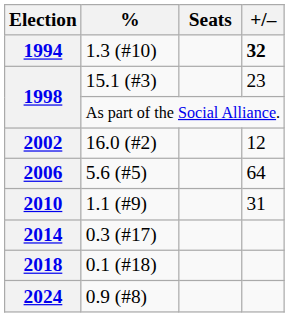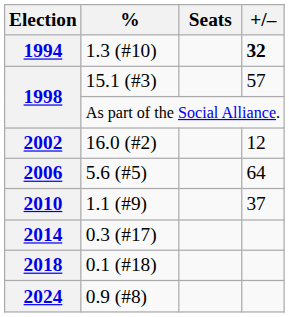(256, 81) 23 -> (256, 81) 57
(256, 204) 31 -> (256, 204) 37
